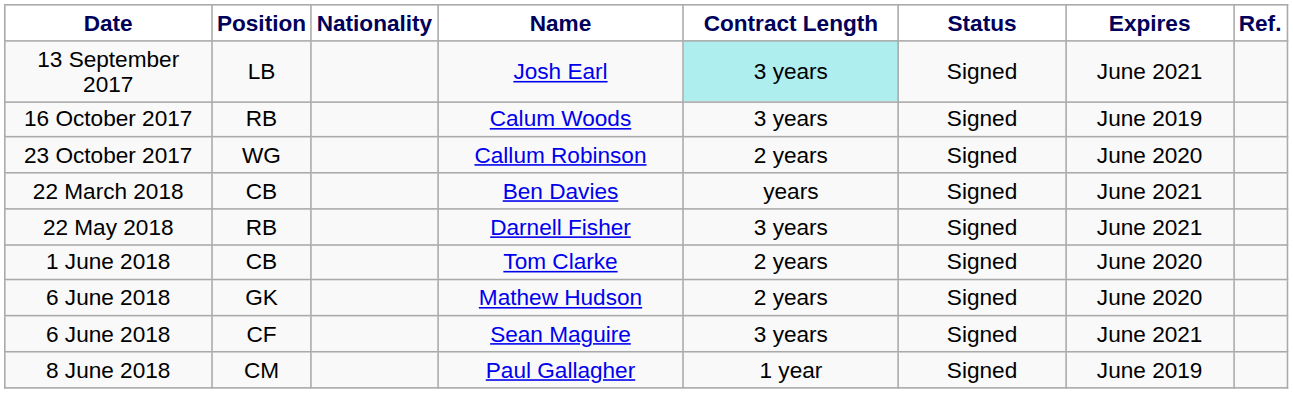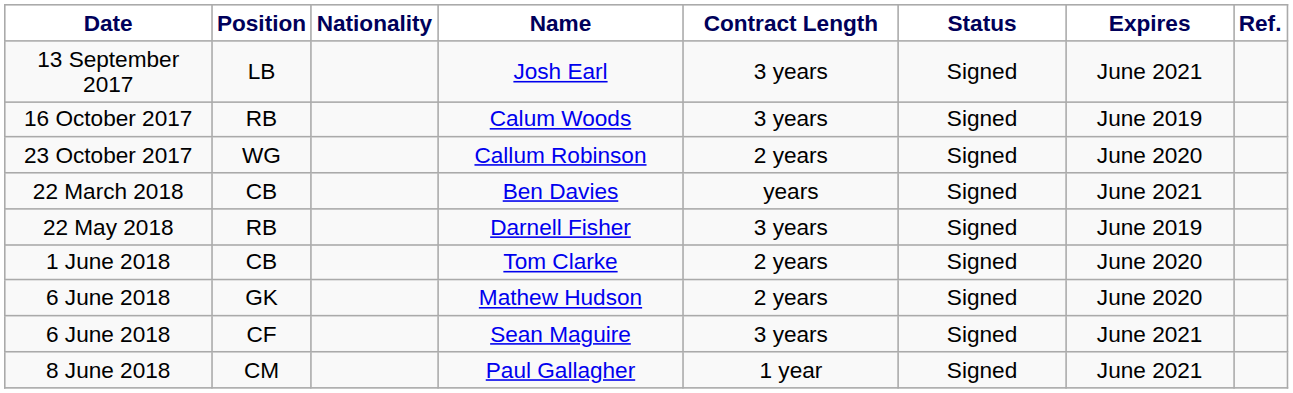(791, 71) paleturquoise background -> (791, 71) no background
(1150, 227) June 2021 -> (1150, 227) June 2019
(1150, 370) June 2019 -> (1150, 370) June 2021
